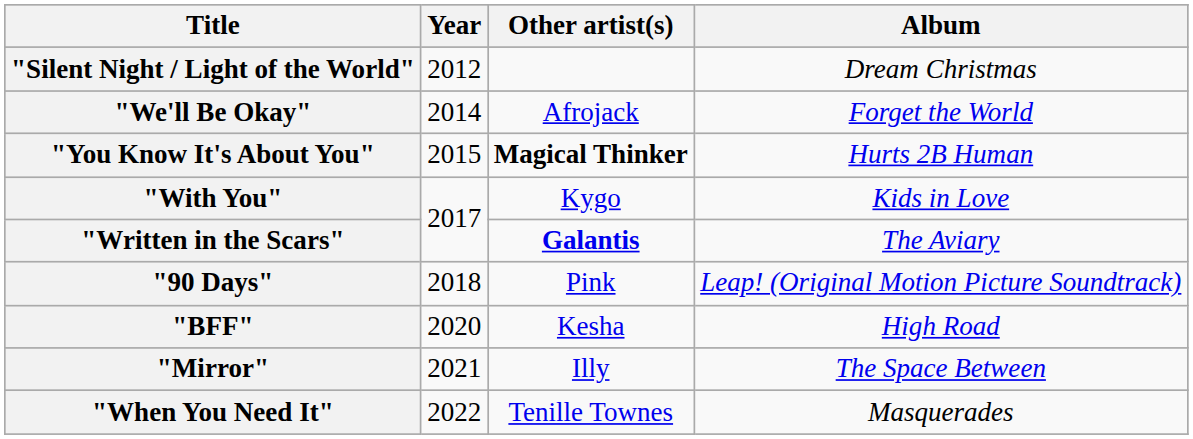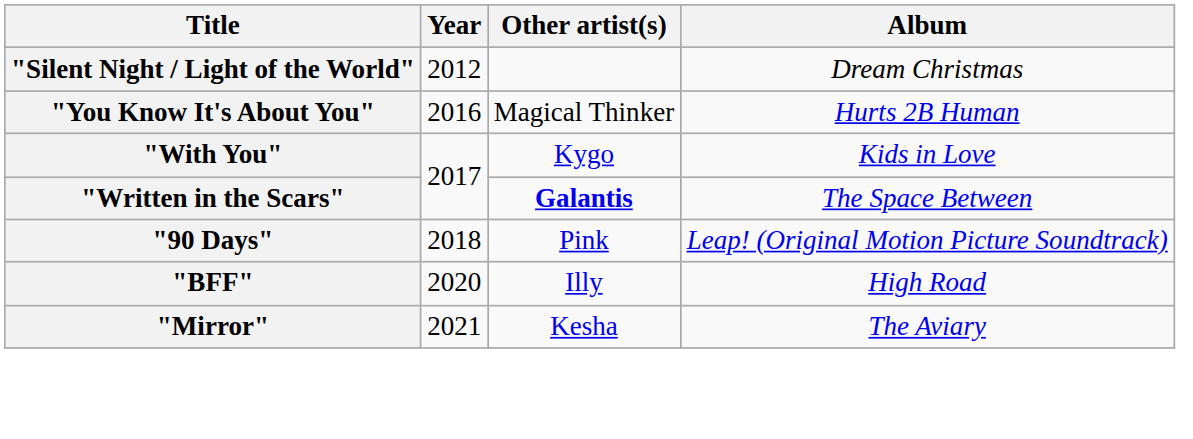- row: (213, 111)
(454, 154) 2015 -> (454, 111) 2016
(591, 154) bold -> (584, 111) normal
(941, 240) The Aviary -> (927, 197) The Space Between
(591, 326) Kesha -> (584, 283) Illy
(591, 369) Illy -> (584, 326) Kesha
(941, 369) The Space Between -> (927, 326) The Aviary
- row: (213, 411)
